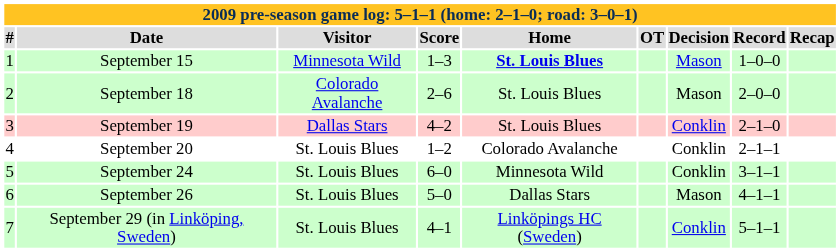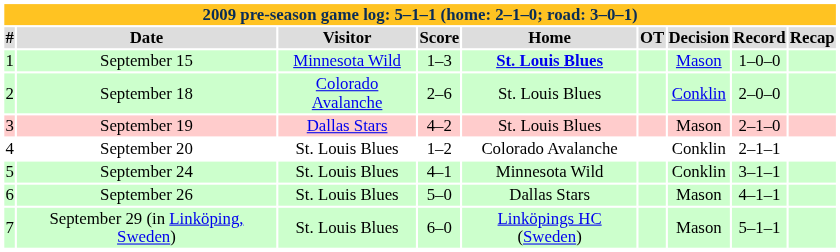(699, 93) Mason -> (699, 93) Conklin
(699, 125) Conklin -> (699, 125) Mason
(439, 172) 6–0 -> (439, 172) 4–1
(439, 227) 4–1 -> (439, 227) 6–0
(699, 227) Conklin -> (699, 227) Mason
